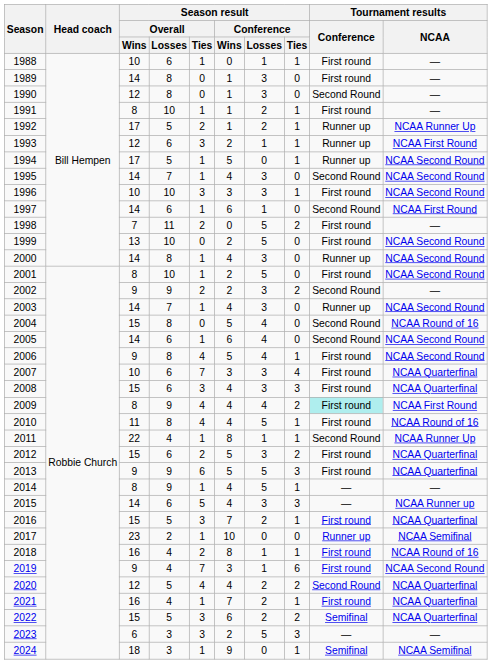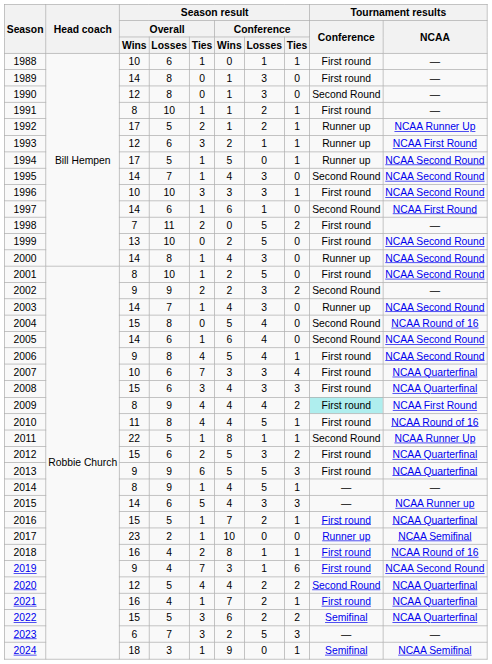(169, 438) 4 -> (169, 438) 5
(202, 520) 3 -> (202, 520) 1
(169, 634) 3 -> (169, 634) 7
